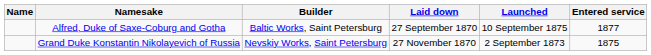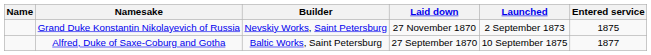rows swapped: (139, 43) <-> (139, 27)
